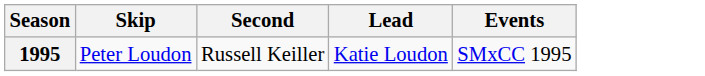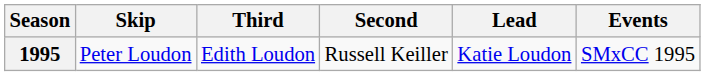+ column: (258, 20)
